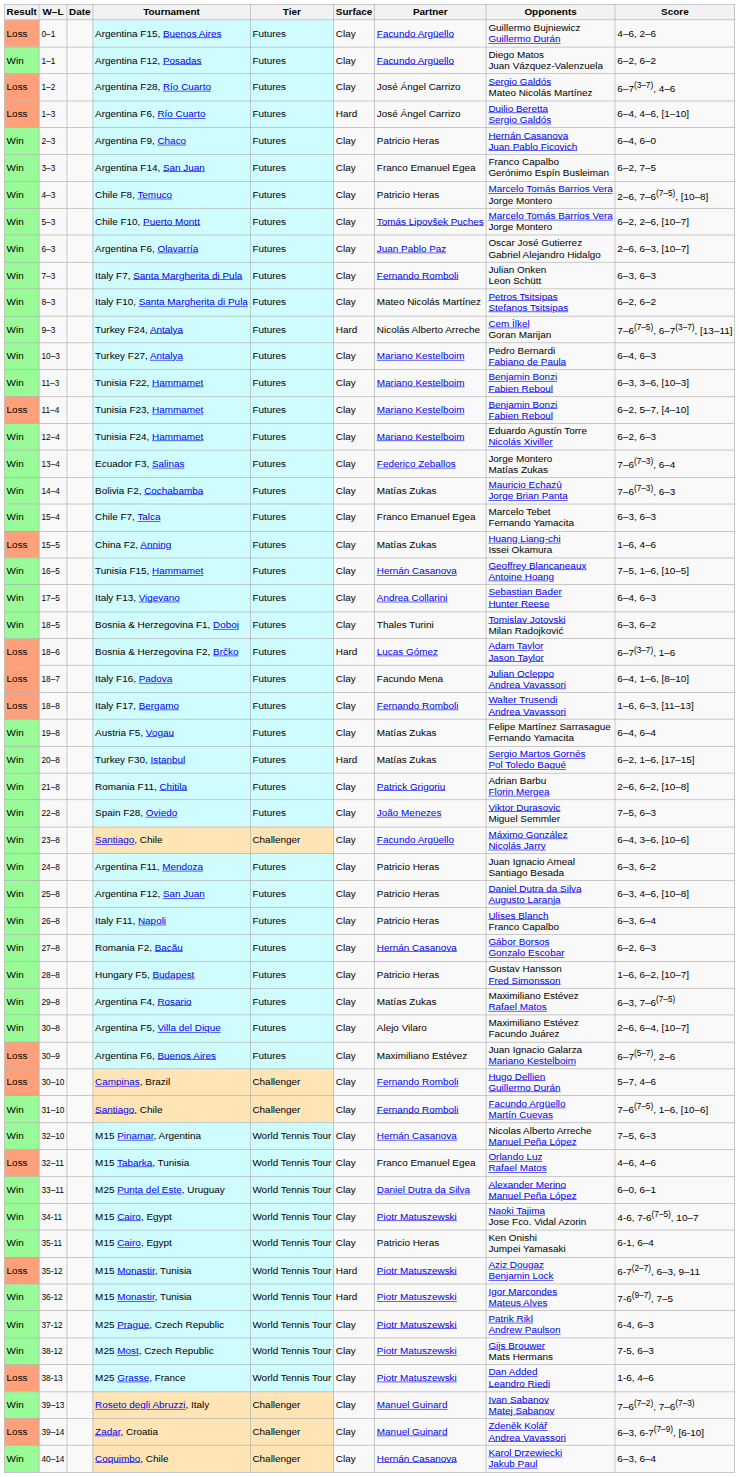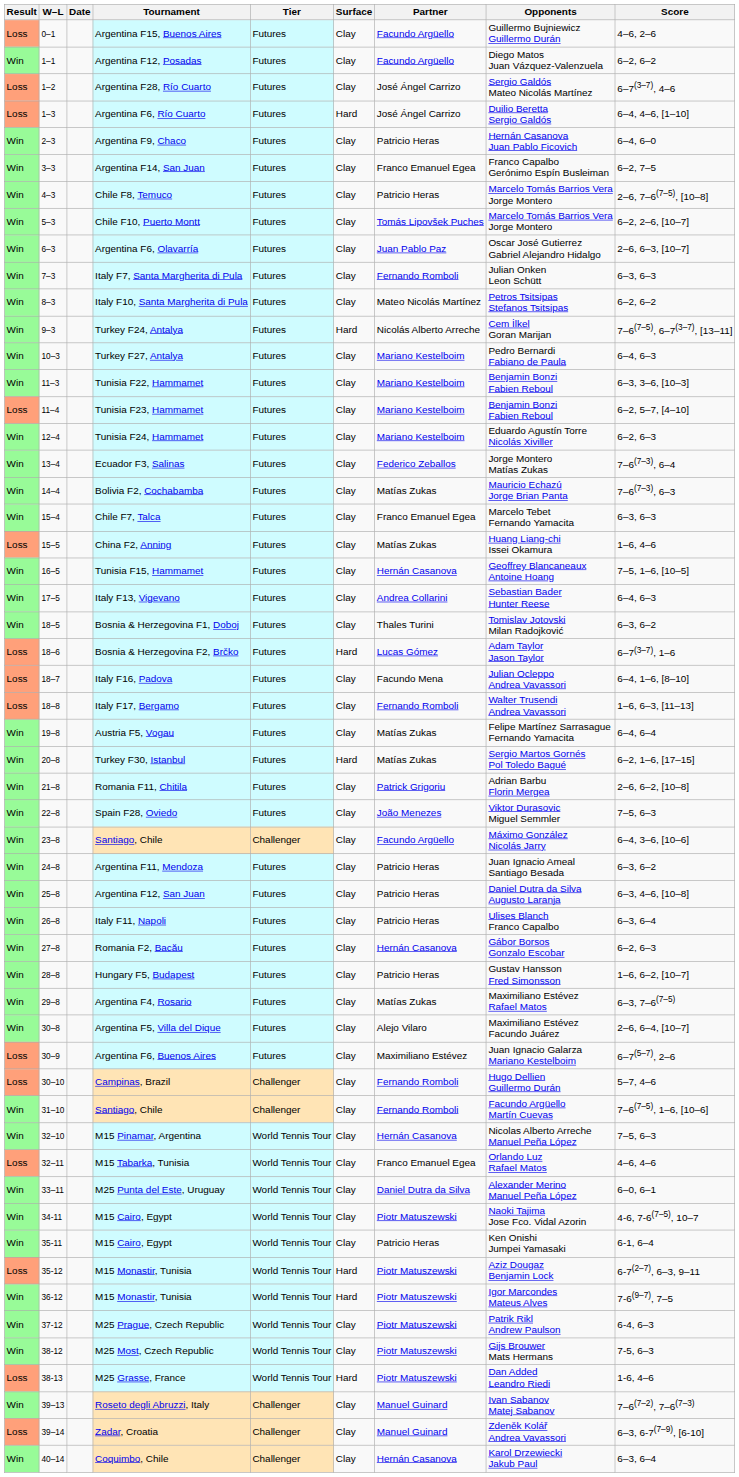(346, 1378) Clay -> (347, 1378) Hard
